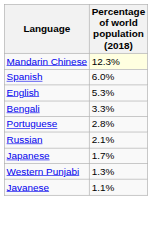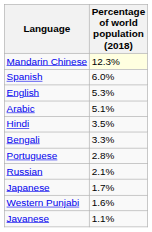+ row: (21, 108)
+ row: (18, 124)
(103, 171) 1.3% -> (103, 203) 1.6%
